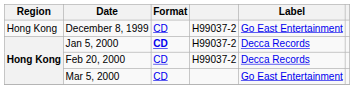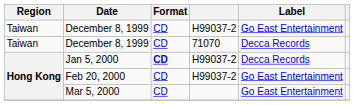(32, 28) Hong Kong -> (22, 28) Taiwan
+ row: (107, 44)
(275, 60) Decca Records -> (292, 76) Go East Entertainment
